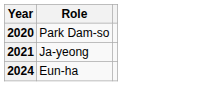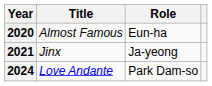+ column: (81, 14)
(74, 33) Park Dam-so -> (148, 33) Eun-ha
(59, 71) Eun-ha -> (163, 71) Park Dam-so
